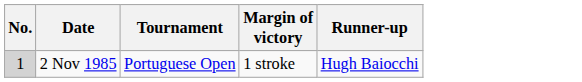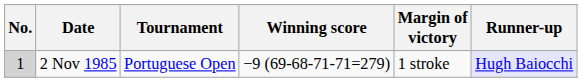+ column: (317, 27)
(370, 64) no background -> (524, 64) lavender background
